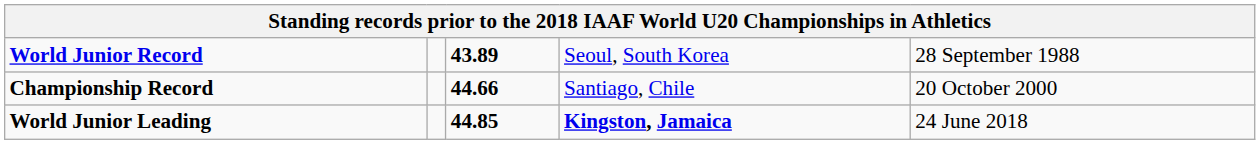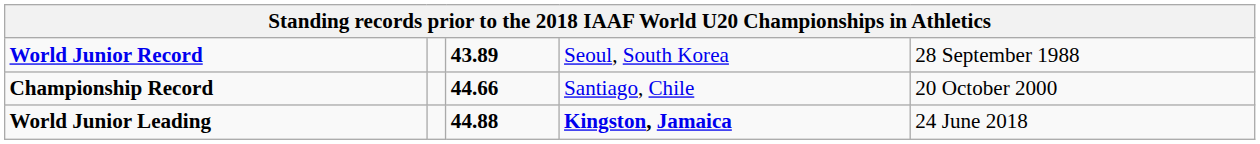(475, 121) 44.85 -> (475, 121) 44.88
